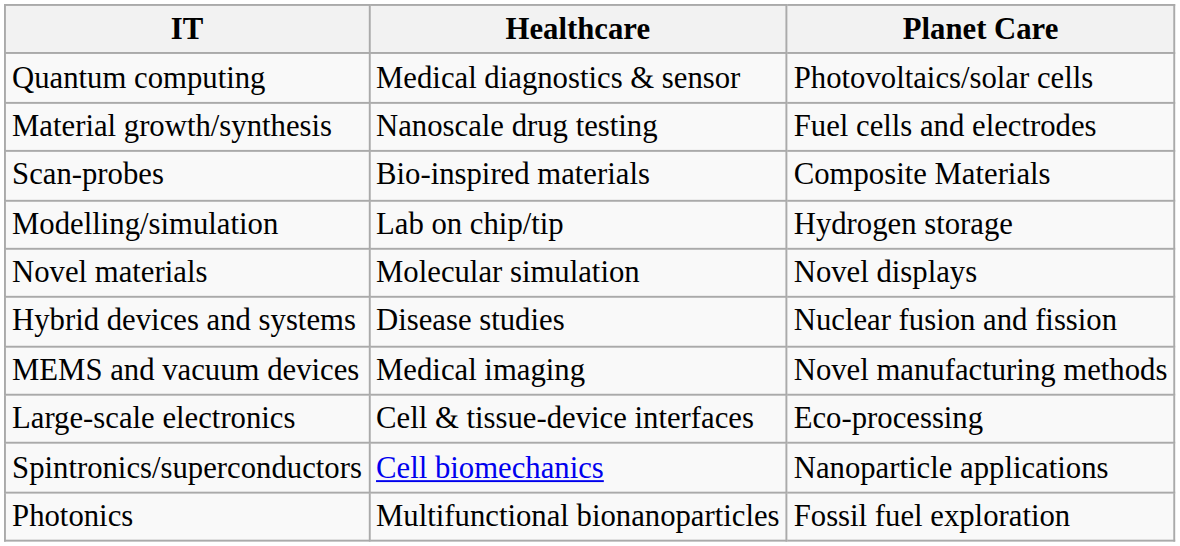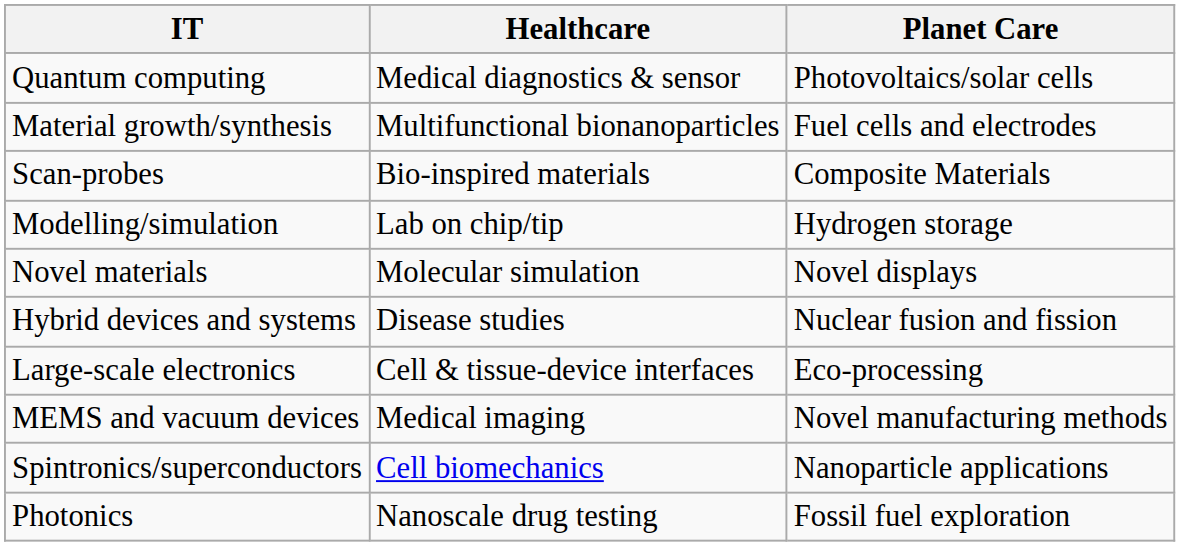(517, 126) Nanoscale drug testing -> (578, 126) Multifunctional bionanoparticles
rows swapped: (154, 418) <-> (186, 369)
(578, 516) Multifunctional bionanoparticles -> (517, 516) Nanoscale drug testing
